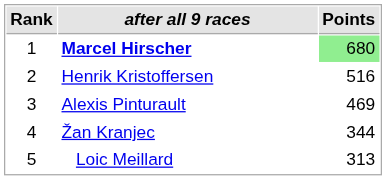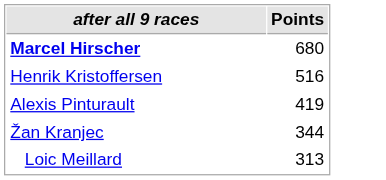- column: (31, 20)
(361, 49) lightgreen background -> (310, 49) no background
(361, 104) 469 -> (310, 104) 419
